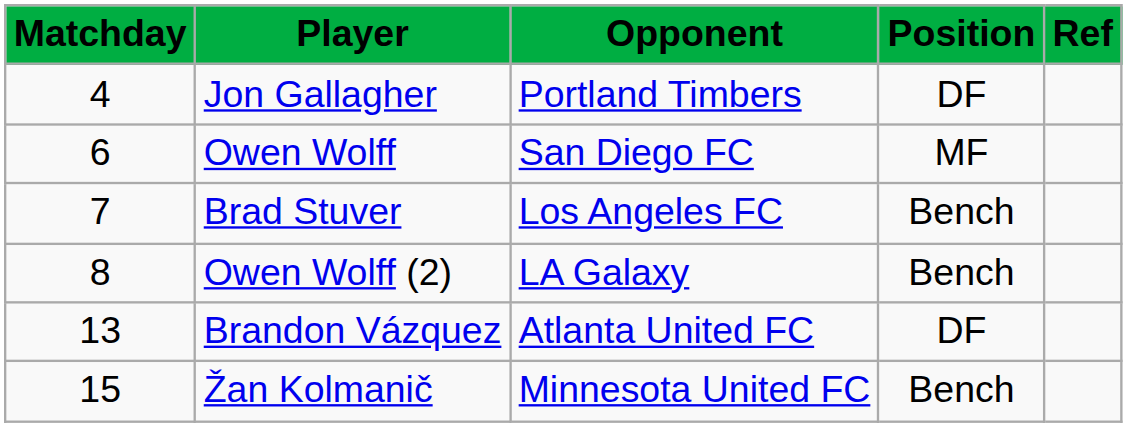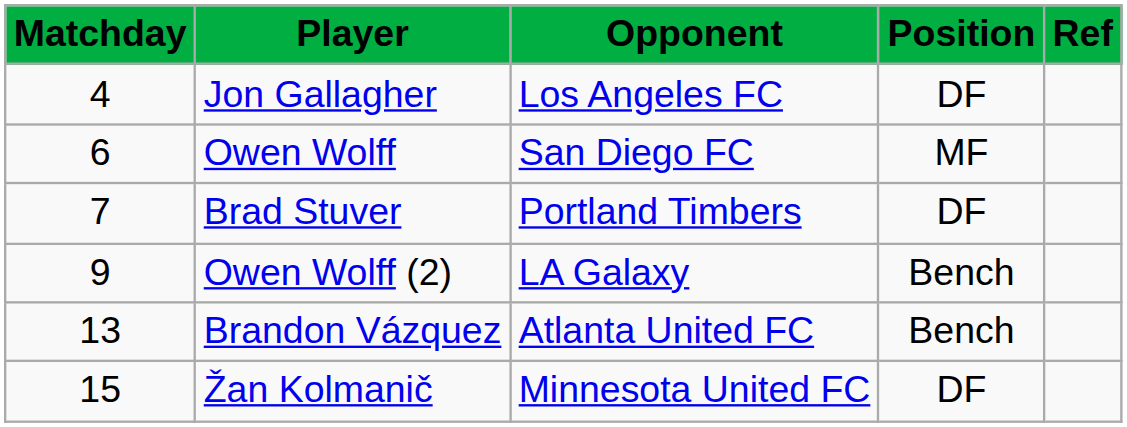(660, 93) Portland Timbers -> (651, 93) Los Angeles FC
(651, 212) Los Angeles FC -> (660, 212) Portland Timbers
(961, 212) Bench -> (961, 212) DF
(100, 271) 8 -> (100, 271) 9
(961, 331) DF -> (961, 331) Bench
(961, 390) Bench -> (961, 390) DF
